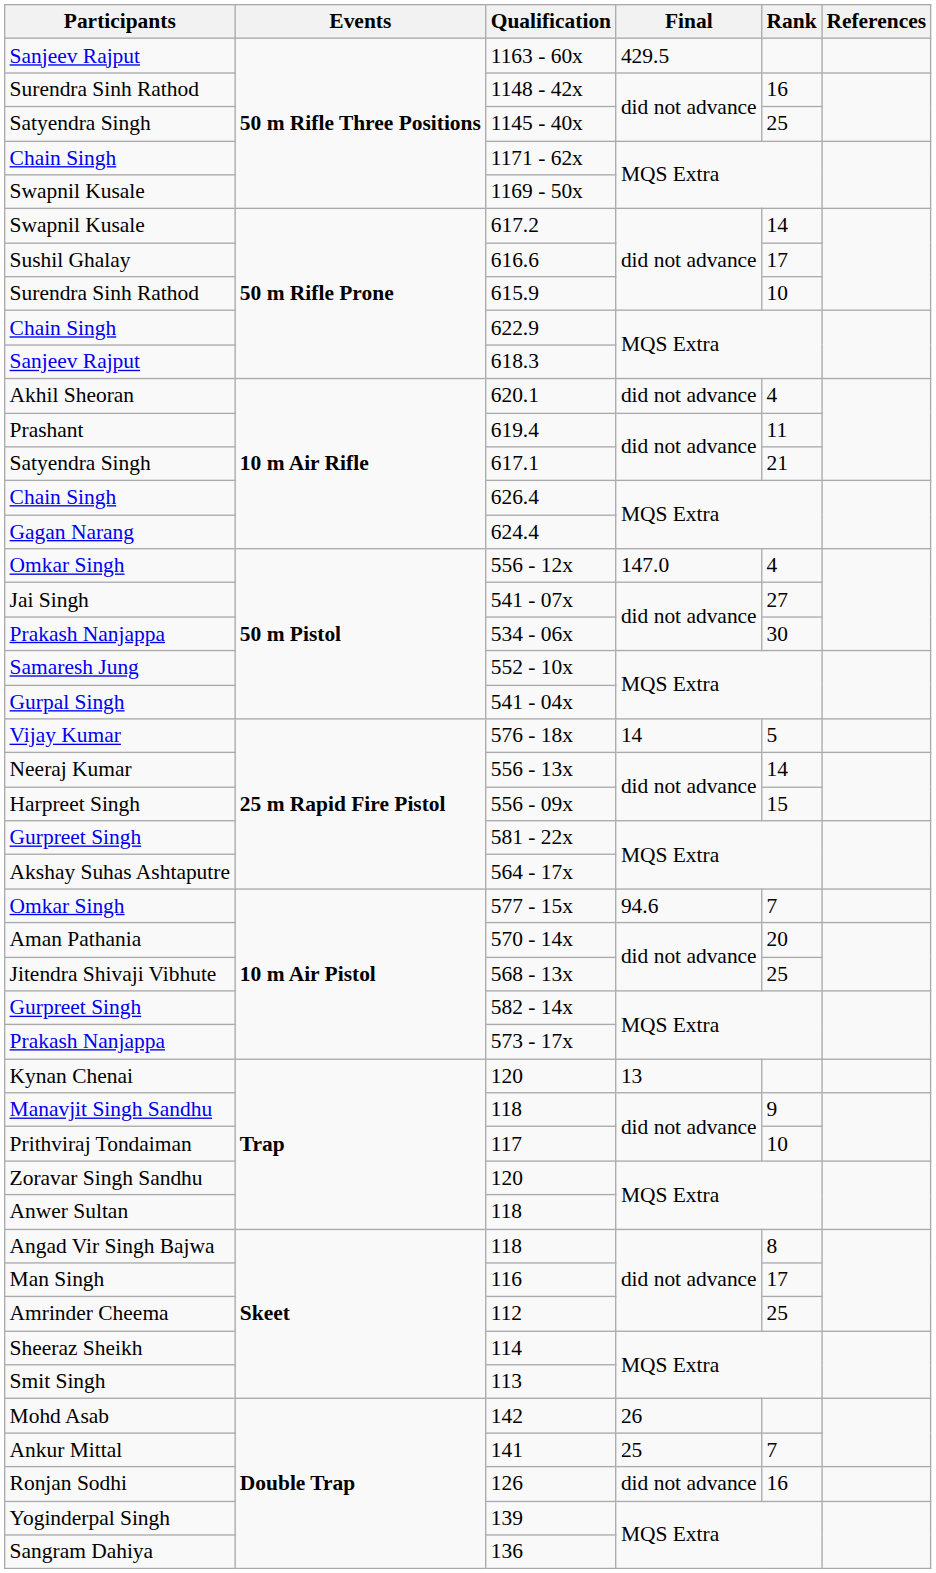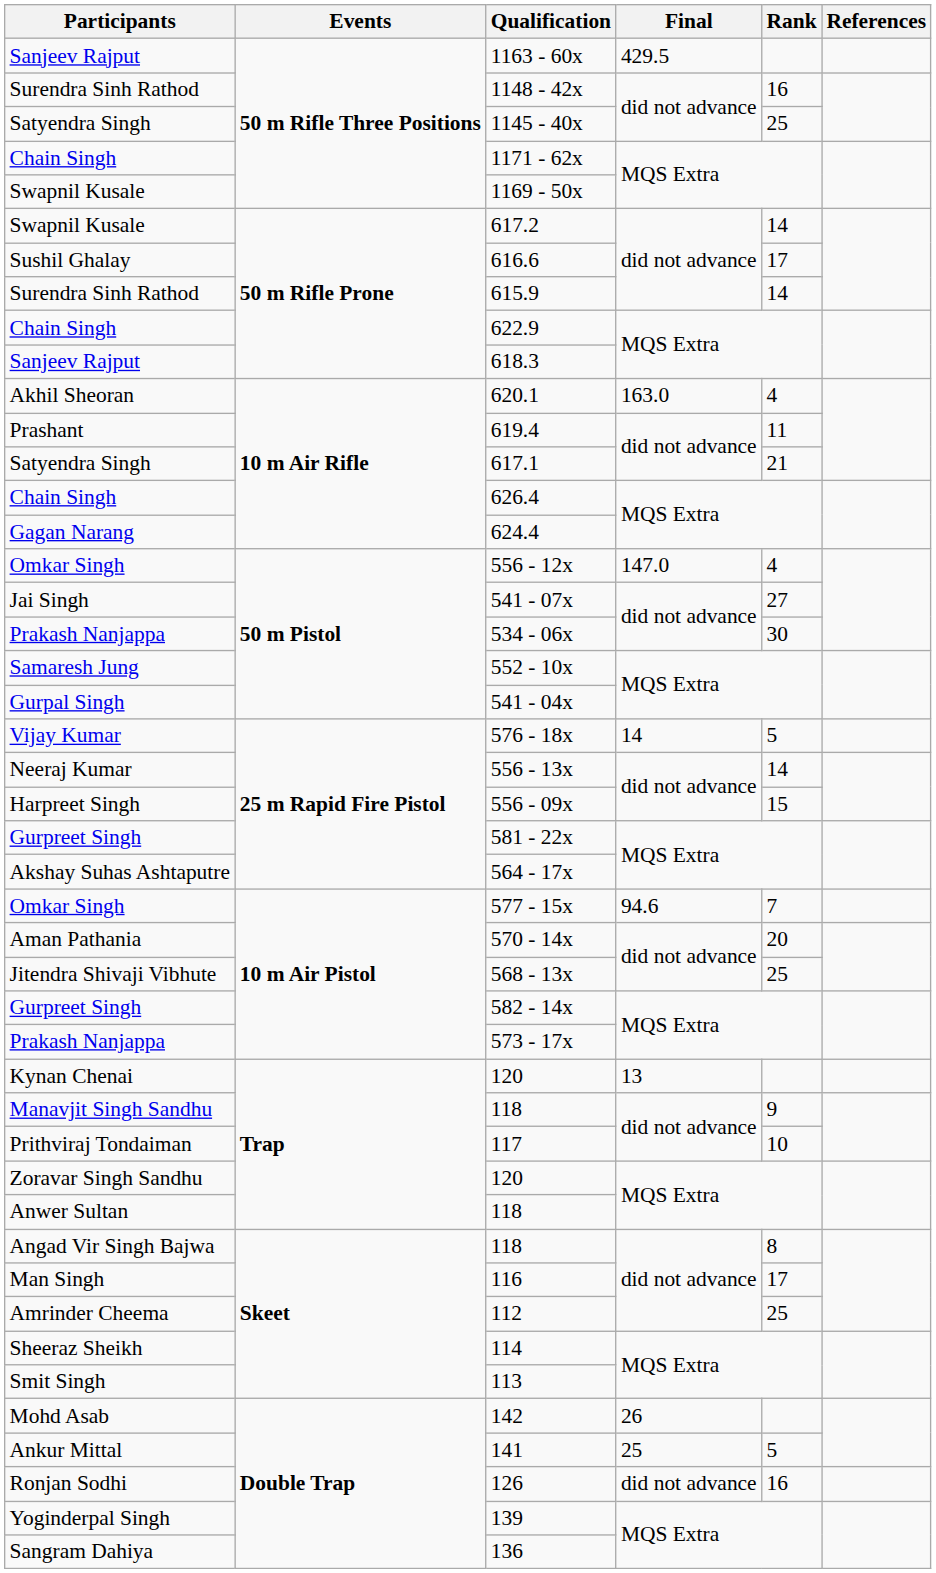(777, 293) 10 -> (777, 293) 14
(689, 395) did not advance -> (645, 395) 163.0
(772, 1449) 7 -> (772, 1449) 5
